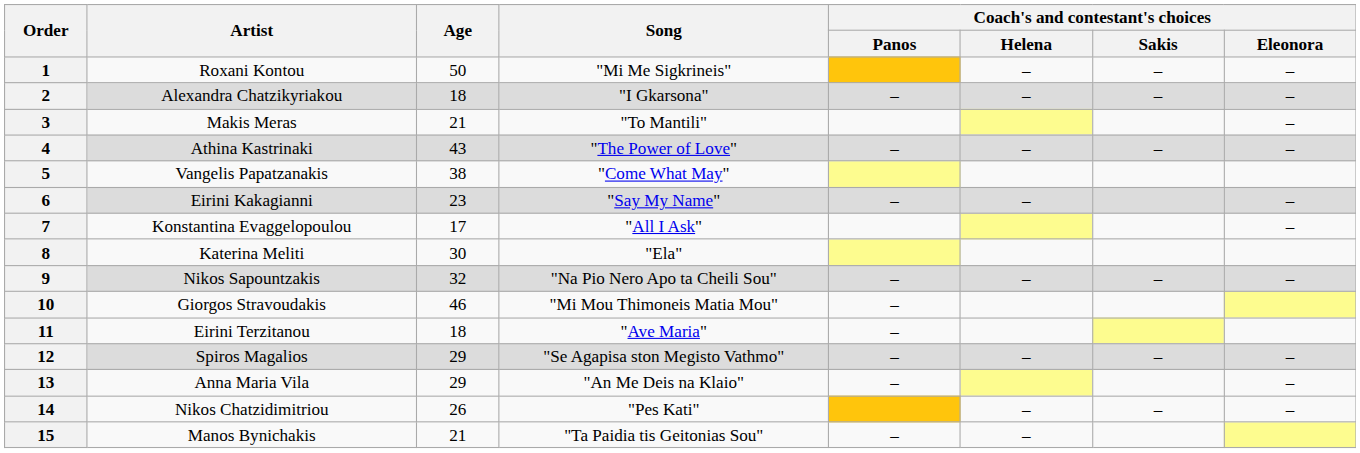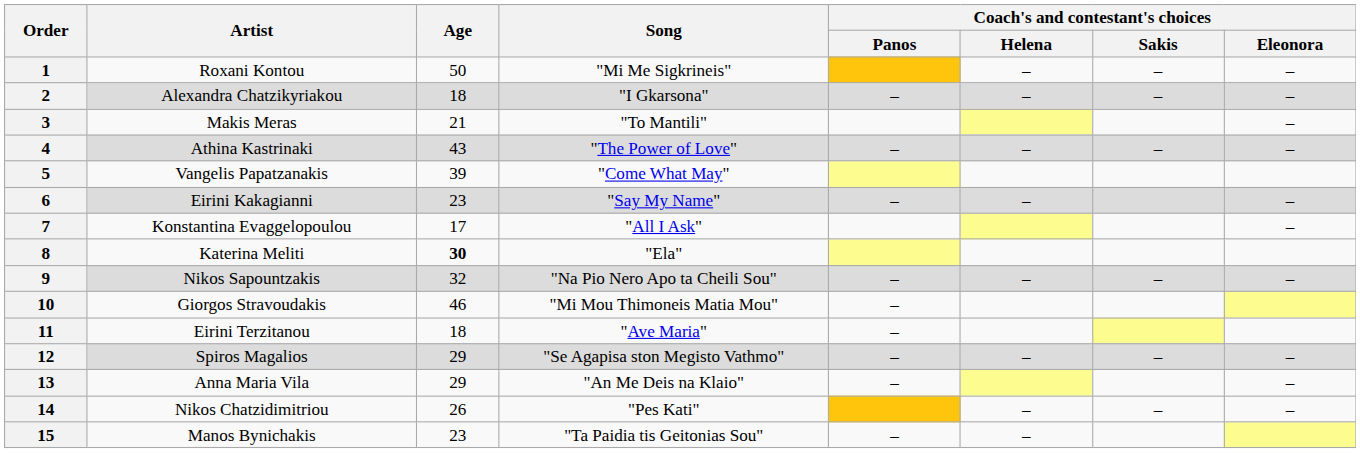(458, 174) 38 -> (458, 174) 39
(458, 252) normal -> (458, 252) bold
(458, 435) 21 -> (458, 435) 23
